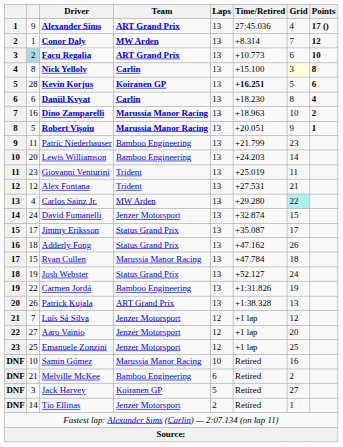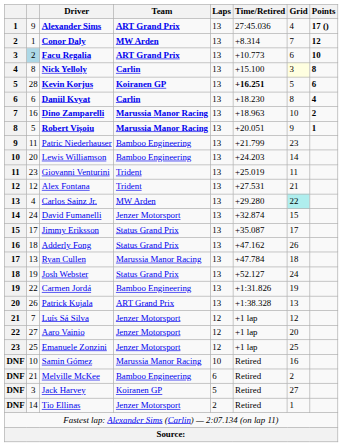(33, 259) 15 -> (33, 259) 13
